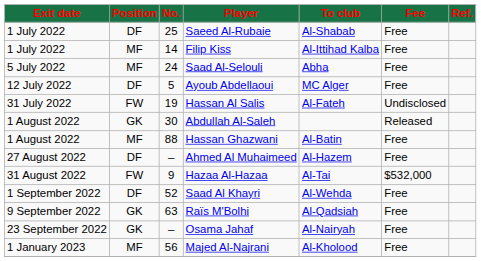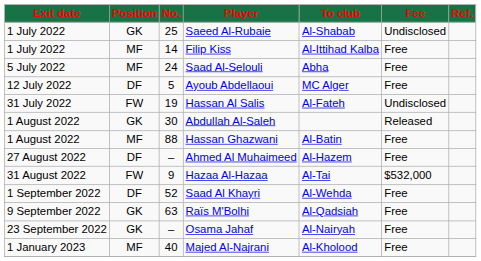(134, 31) DF -> (134, 31) GK
(396, 31) Free -> (415, 31) Undisclosed
(171, 247) 56 -> (171, 247) 40
